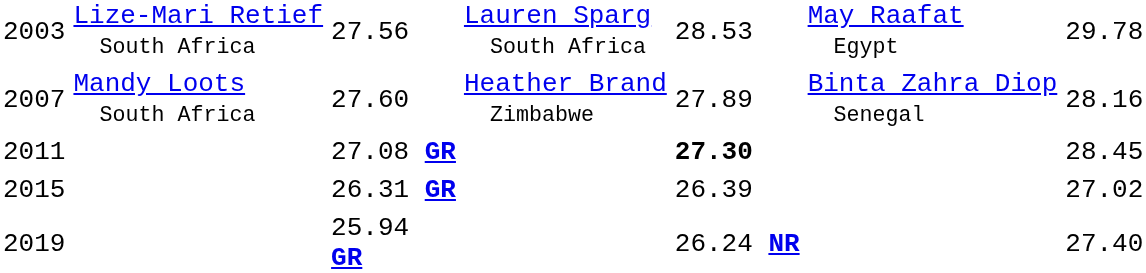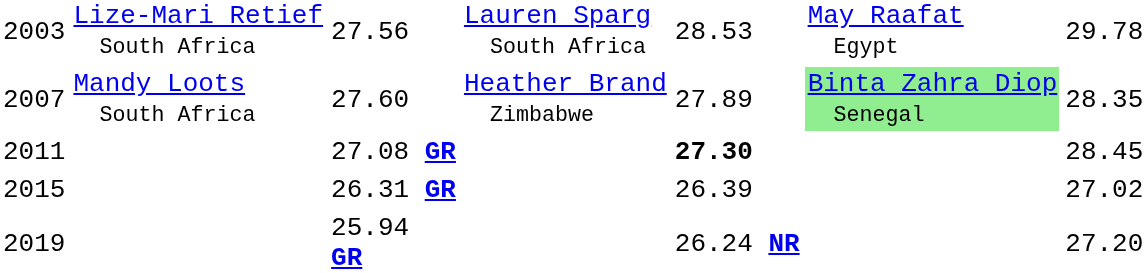(932, 98) no background -> (932, 98) lightgreen background
(1104, 99) 28.16 -> (1104, 99) 28.35
(1104, 243) 27.40 -> (1104, 243) 27.20
